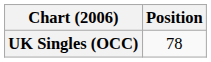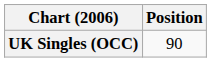(174, 43) 78 -> (174, 43) 90
